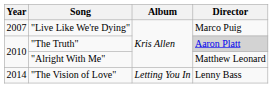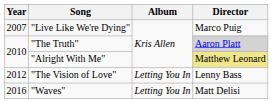(230, 59) no background -> (230, 59) khaki background
(17, 75) 2014 -> (17, 75) 2012
+ row: (48, 91)
